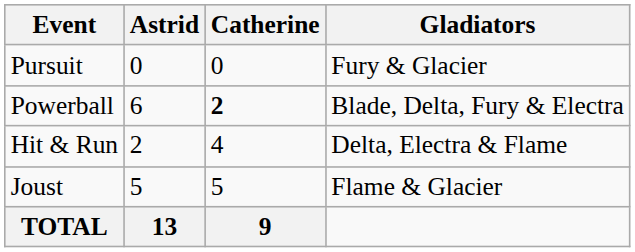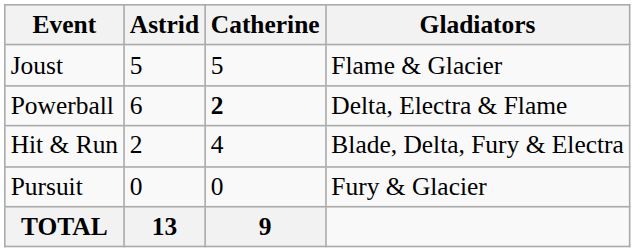rows swapped: (37, 186) <-> (47, 65)
(478, 105) Blade, Delta, Fury & Electra -> (449, 105) Delta, Electra & Flame
(449, 145) Delta, Electra & Flame -> (478, 145) Blade, Delta, Fury & Electra
